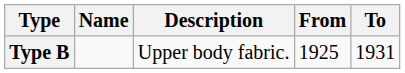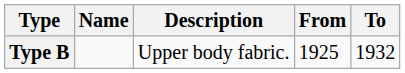(375, 52) 1931 -> (375, 52) 1932
